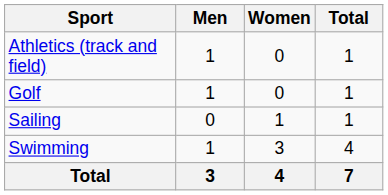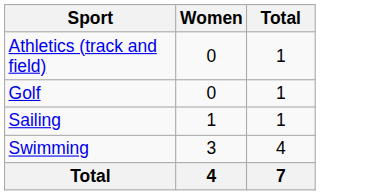- column: (210, 18)
